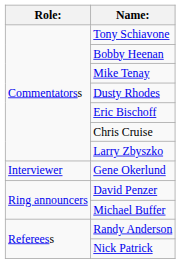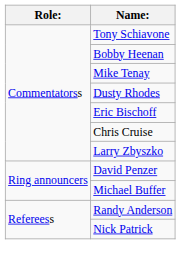- row: (130, 170)
